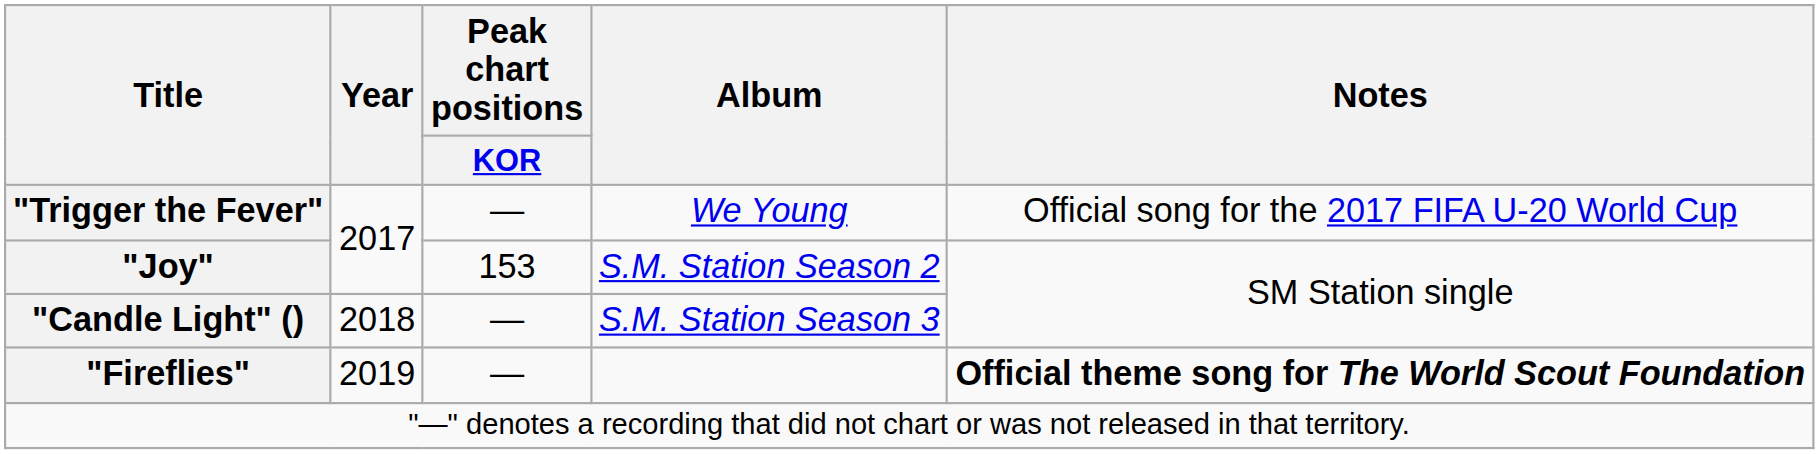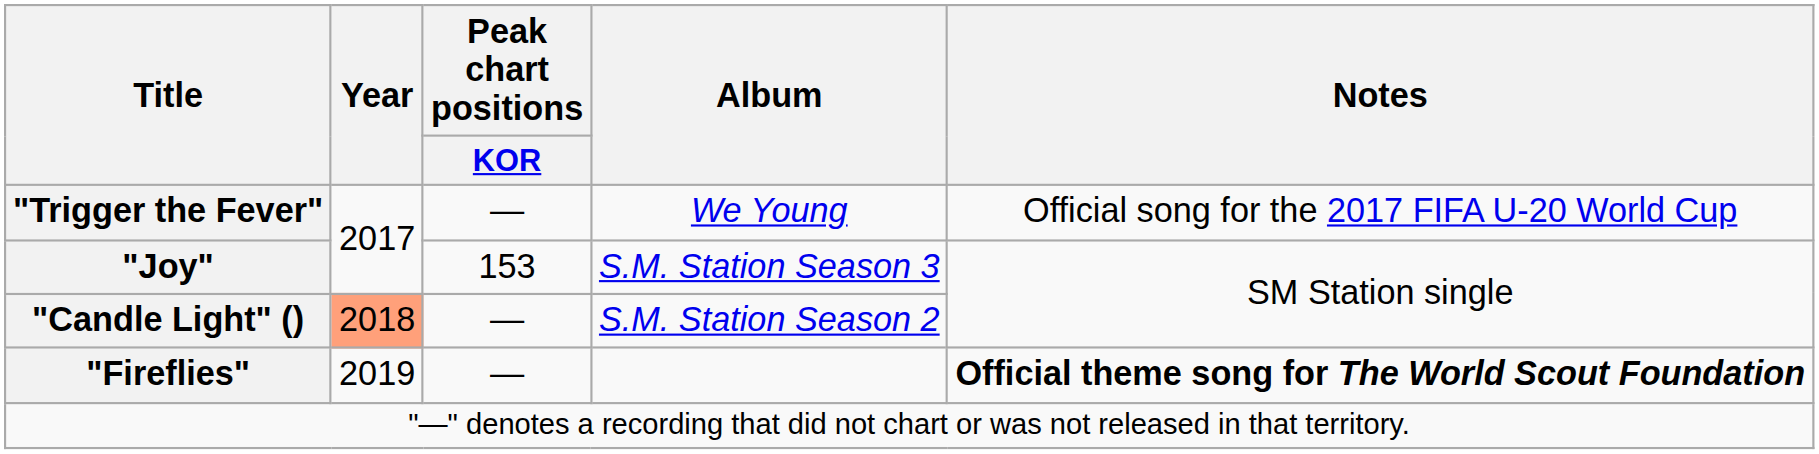(769, 265) S.M. Station Season 2 -> (769, 265) S.M. Station Season 3
(377, 320) no background -> (377, 320) lightsalmon background
(769, 320) S.M. Station Season 3 -> (769, 320) S.M. Station Season 2
